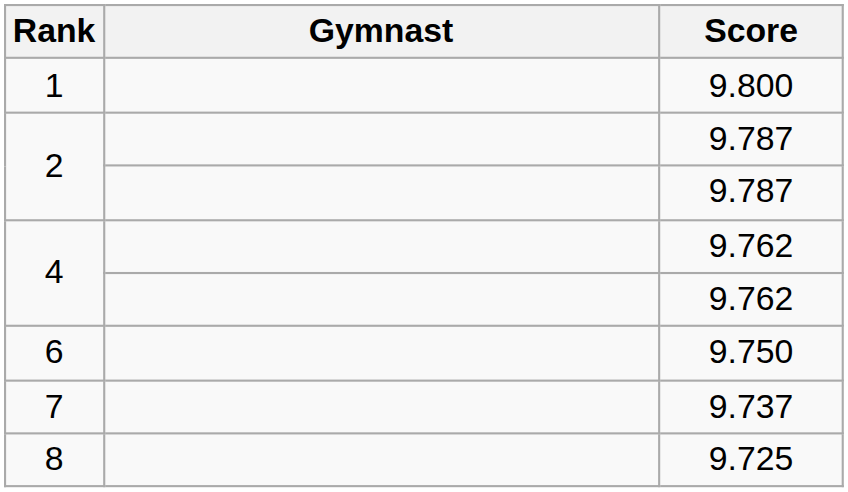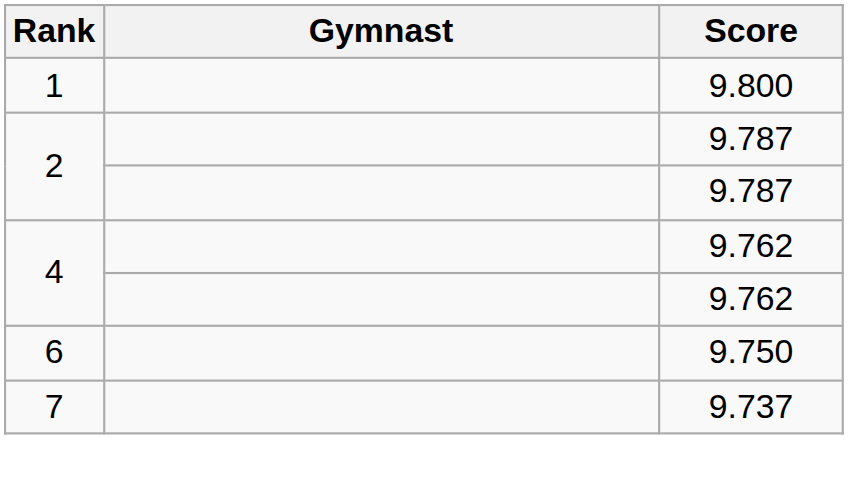- row: (54, 459)
